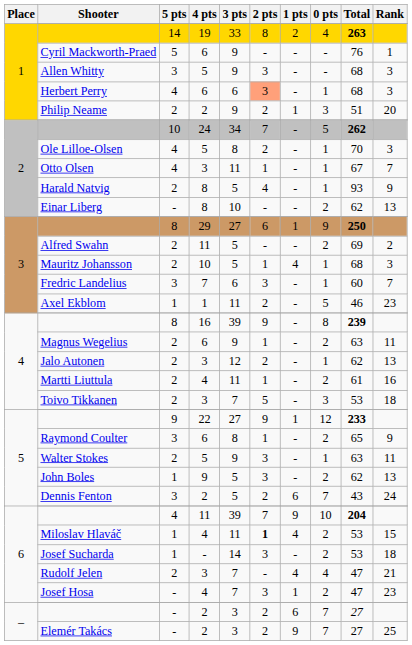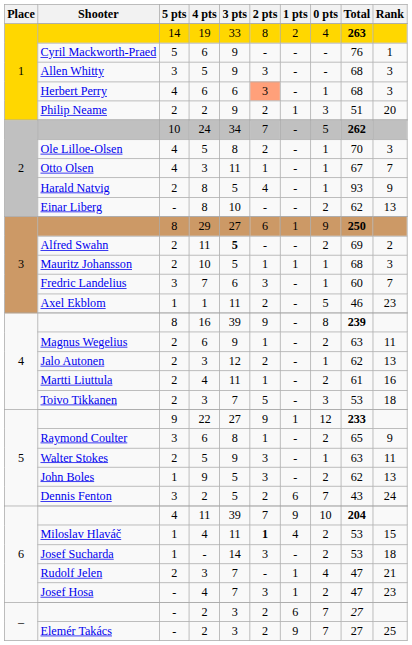(235, 245) normal -> (235, 245) bold
(295, 264) 4 -> (295, 264) 1
(295, 573) 4 -> (295, 573) 1
